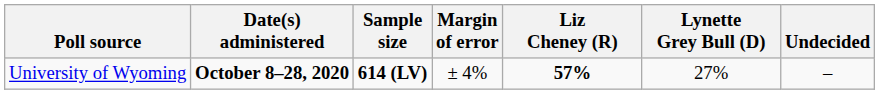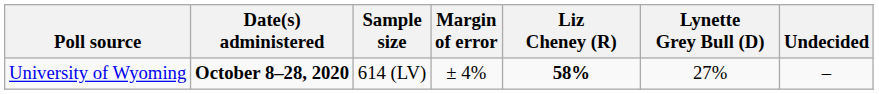(393, 73) bold -> (392, 73) normal
(572, 73) 57% -> (571, 73) 58%
